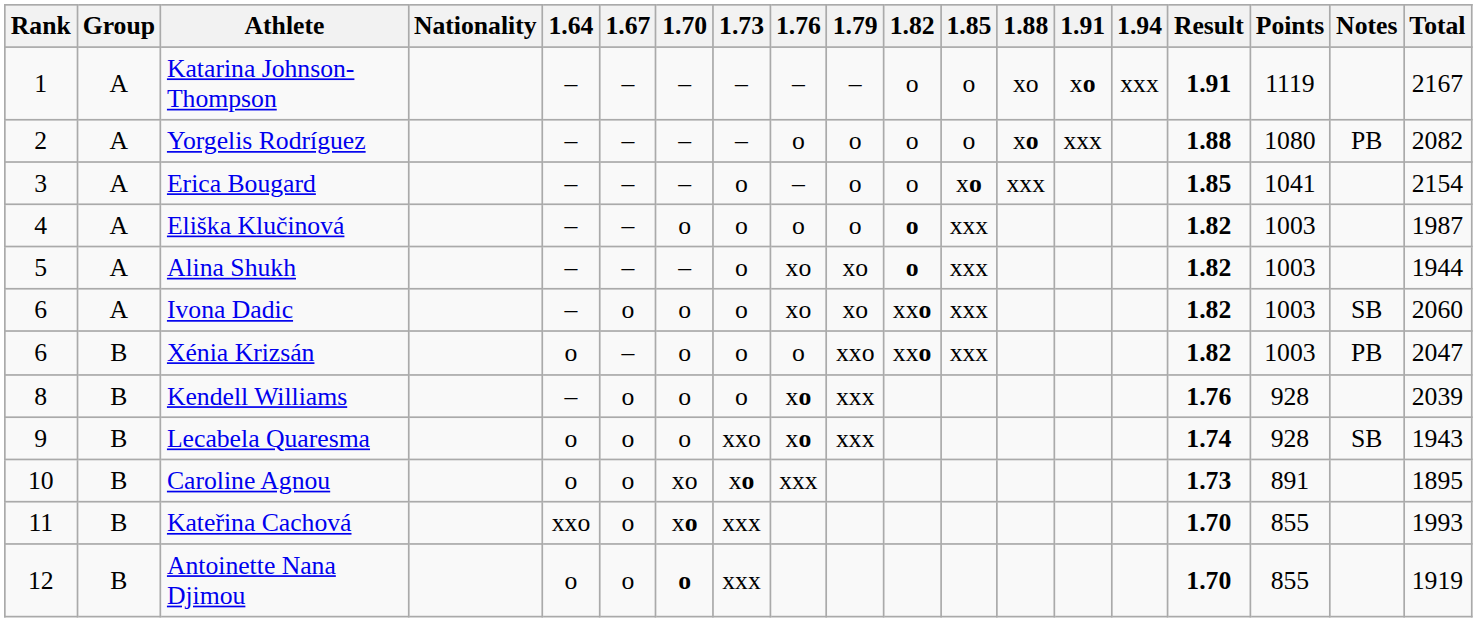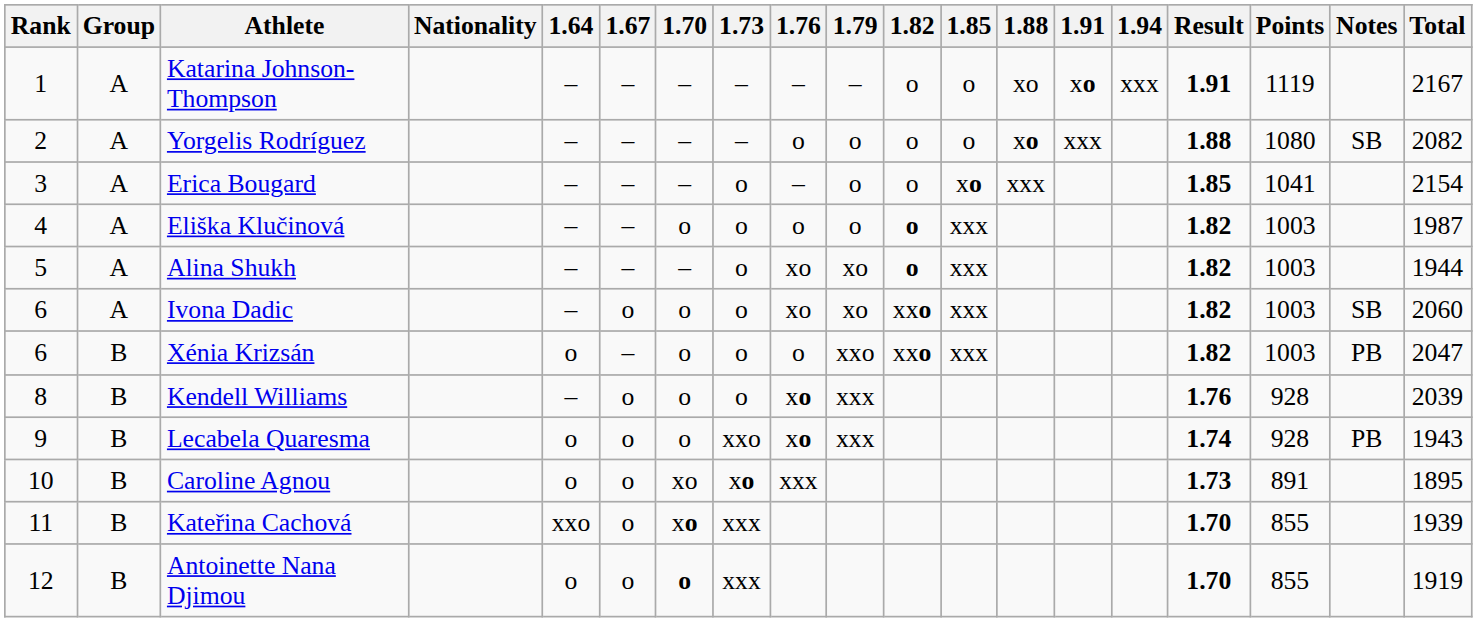(1367, 140) PB -> (1367, 140) SB
(1367, 437) SB -> (1367, 437) PB
(1437, 522) 1993 -> (1437, 522) 1939
